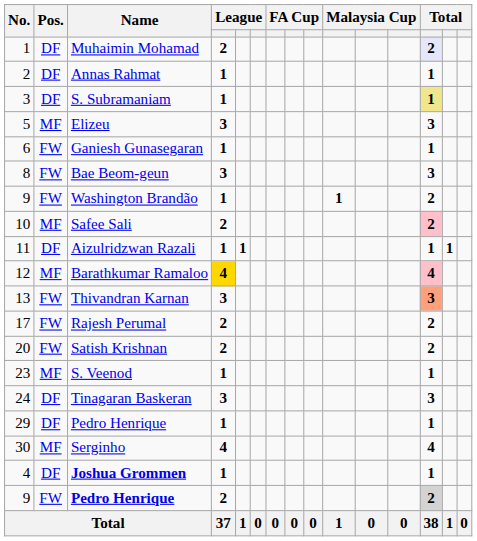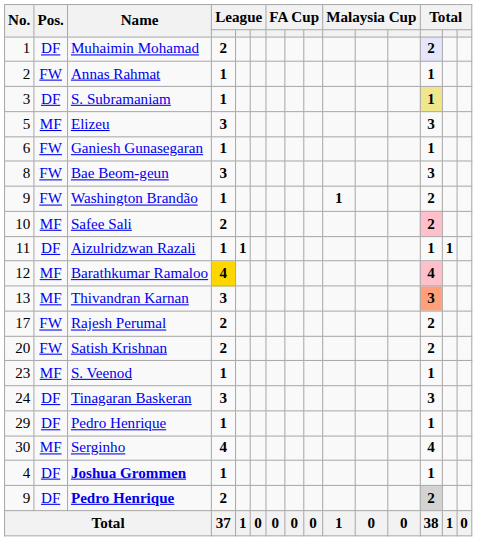(51, 74) DF -> (51, 74) FW
(51, 298) FW -> (51, 298) MF
(51, 498) FW -> (51, 498) DF
